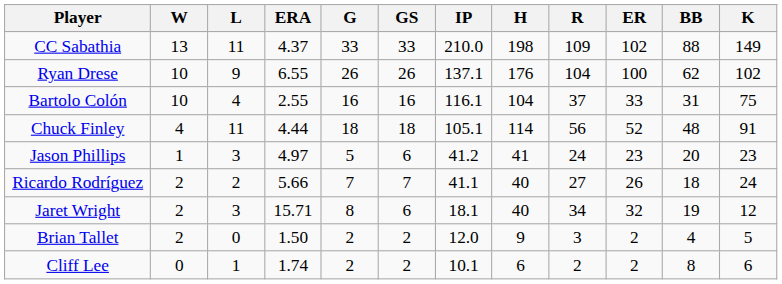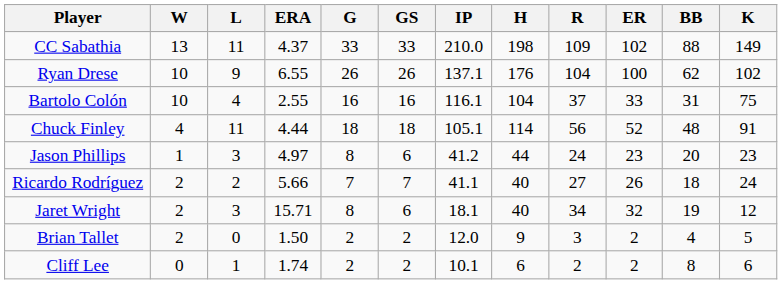(350, 155) 5 -> (350, 155) 8
(520, 155) 41 -> (520, 155) 44
